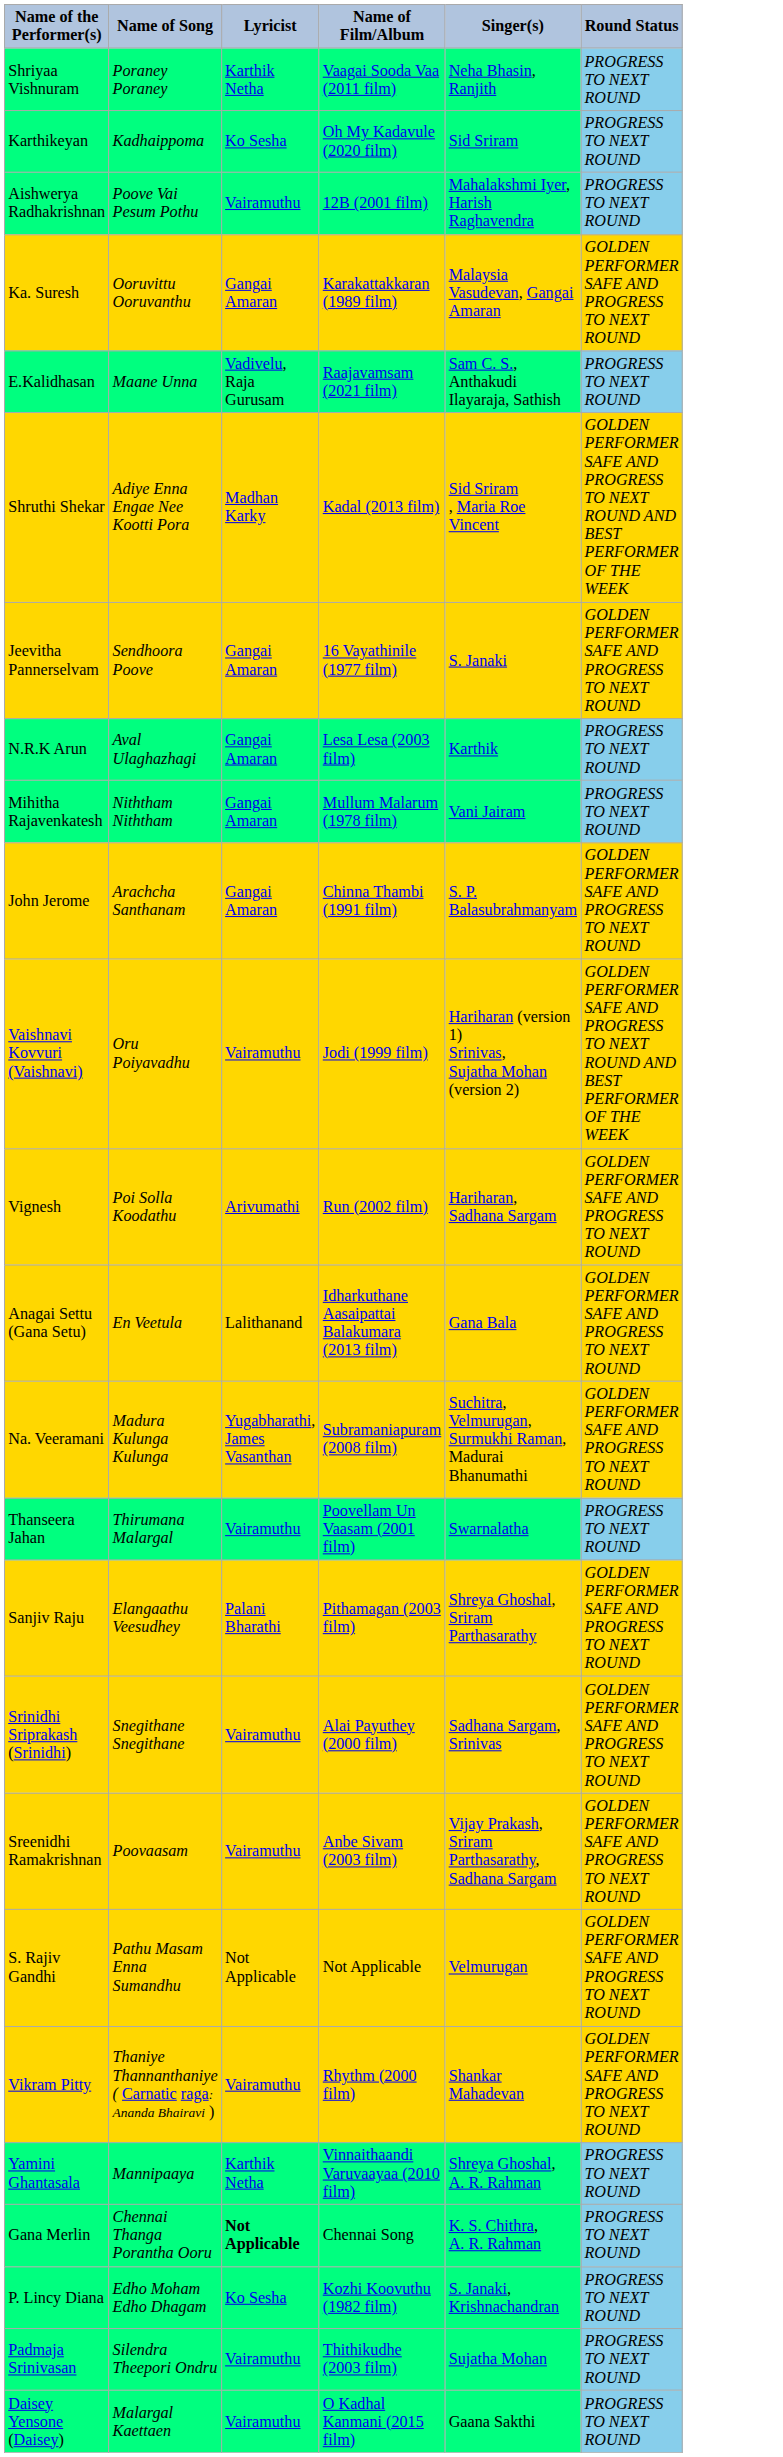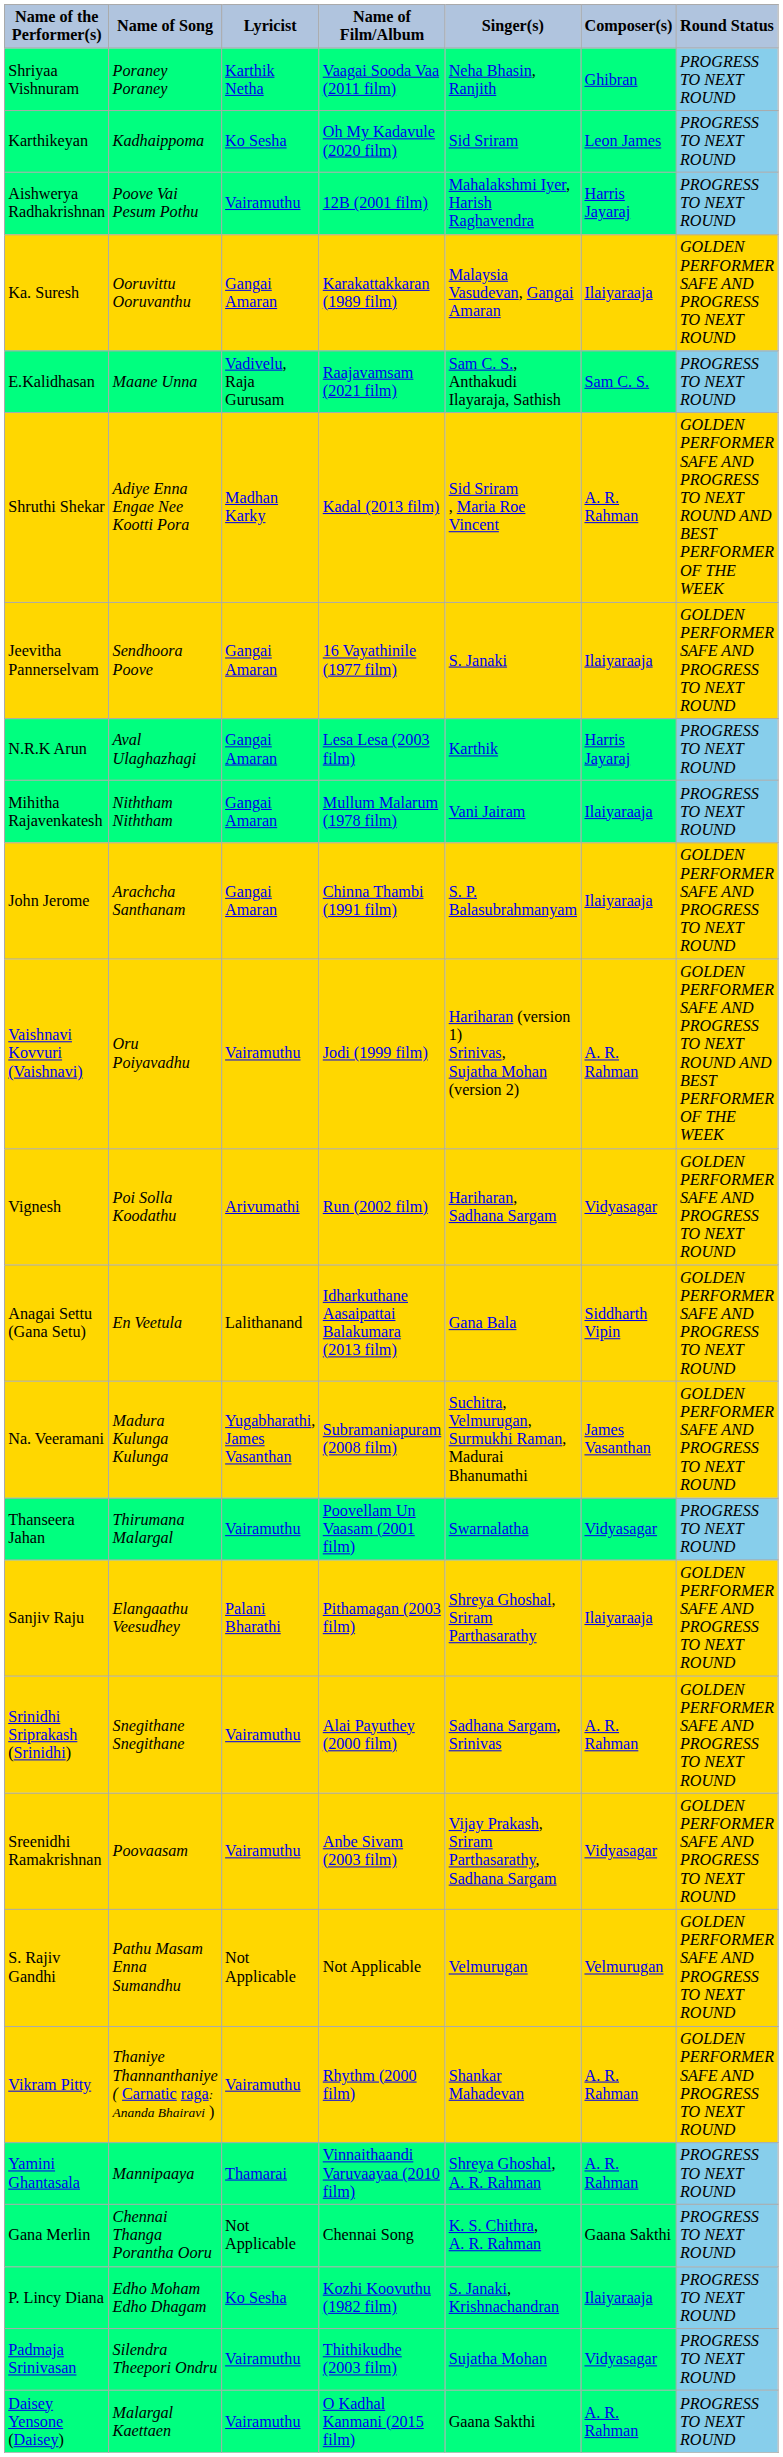+ column: (628, 26)
(250, 2173) Karthik Netha -> (256, 2173) Thamarai
(262, 2235) bold -> (261, 2235) normal
